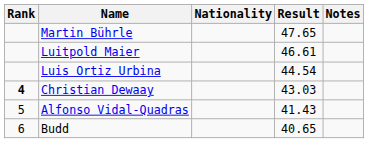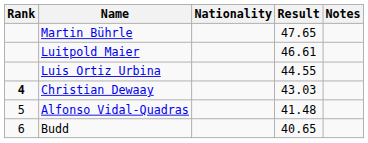(299, 71) 44.54 -> (299, 71) 44.55
(299, 109) 41.43 -> (299, 109) 41.48
